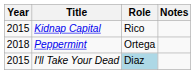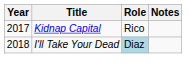(18, 28) 2015 -> (18, 28) 2017
- row: (60, 45)
(18, 61) 2015 -> (18, 45) 2018
